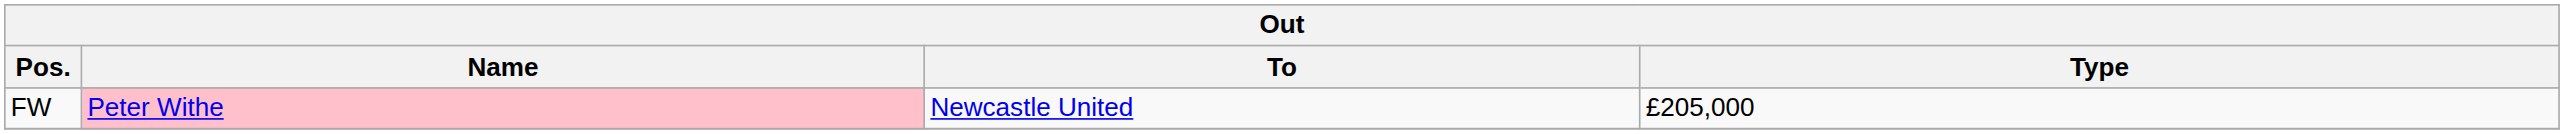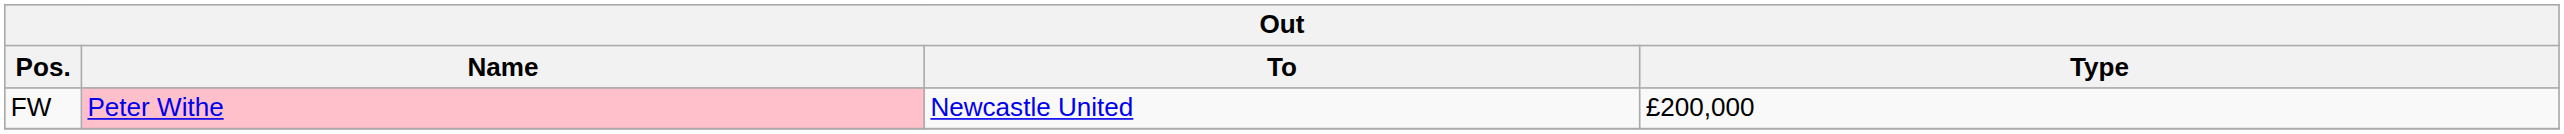(1700, 107) £205,000 -> (1700, 107) £200,000
